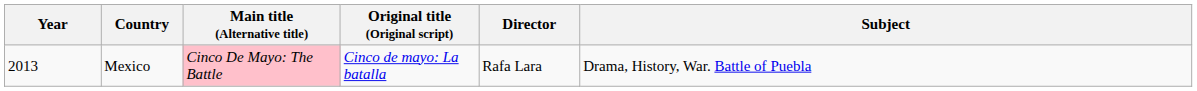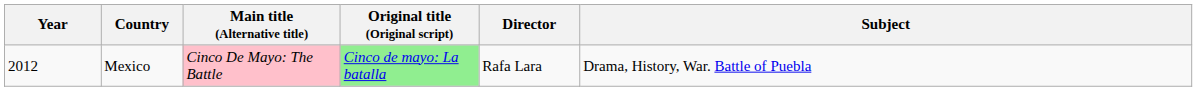(23, 65) 2013 -> (23, 65) 2012
(401, 65) no background -> (401, 65) lightgreen background
